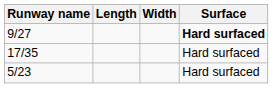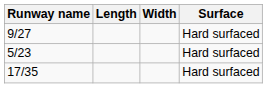(224, 33) bold -> (221, 33) normal
rows swapped: (23, 53) <-> (19, 72)
